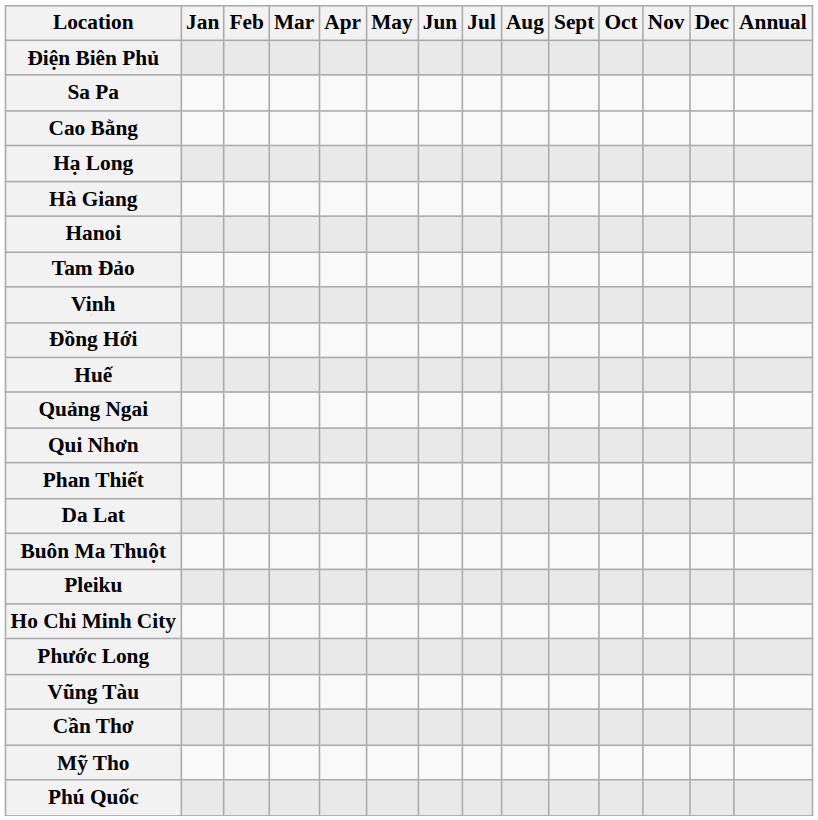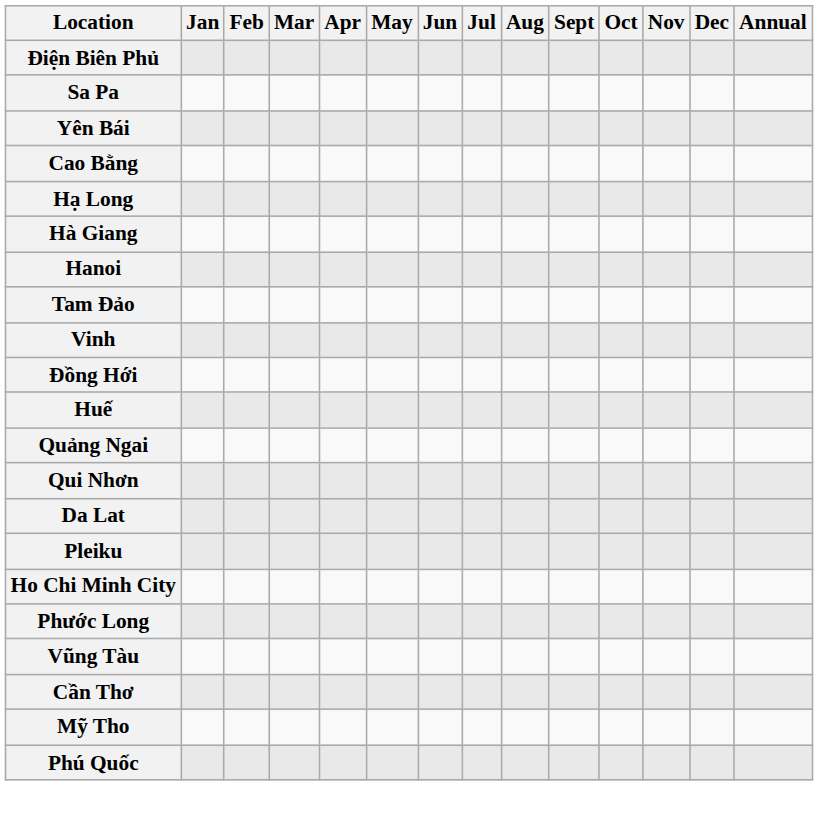+ row: (93, 128)
- row: (93, 480)
- row: (93, 550)
